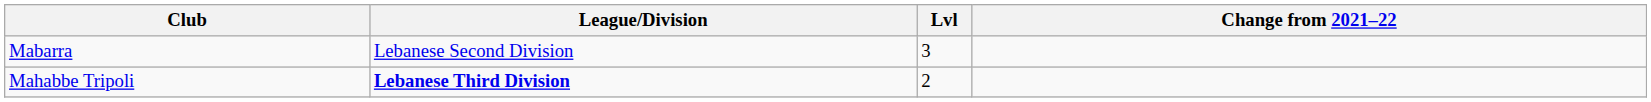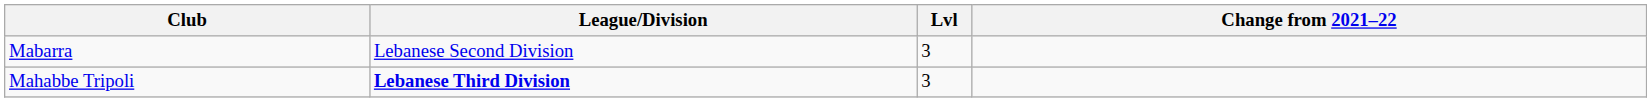(926, 82) 2 -> (926, 82) 3
